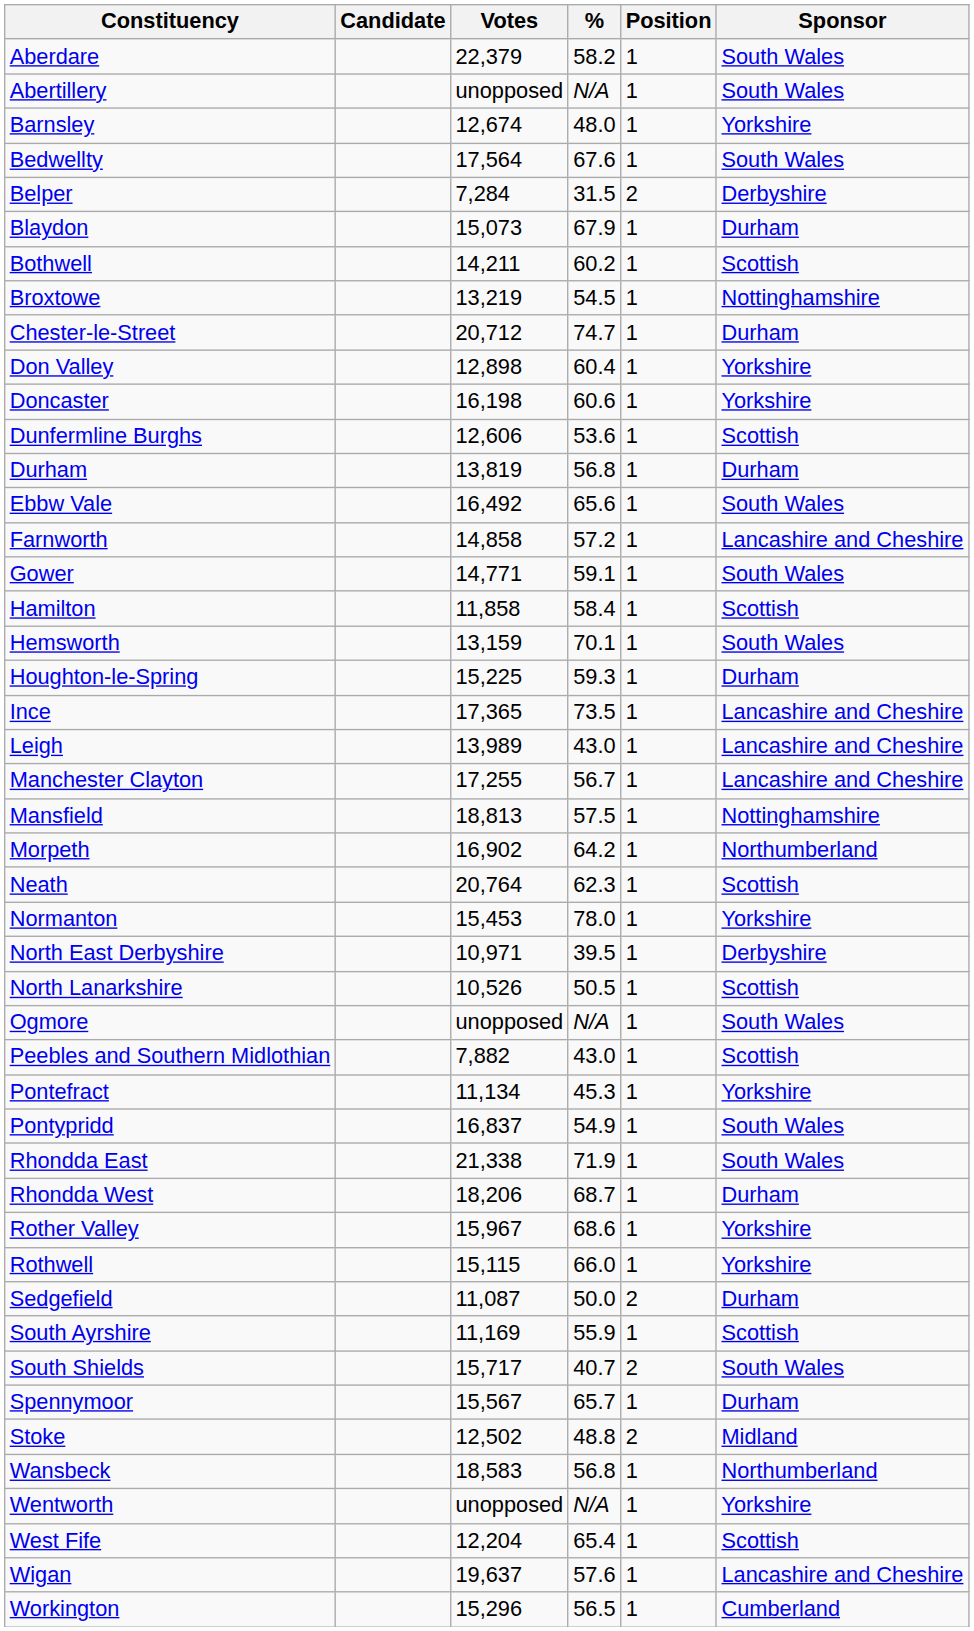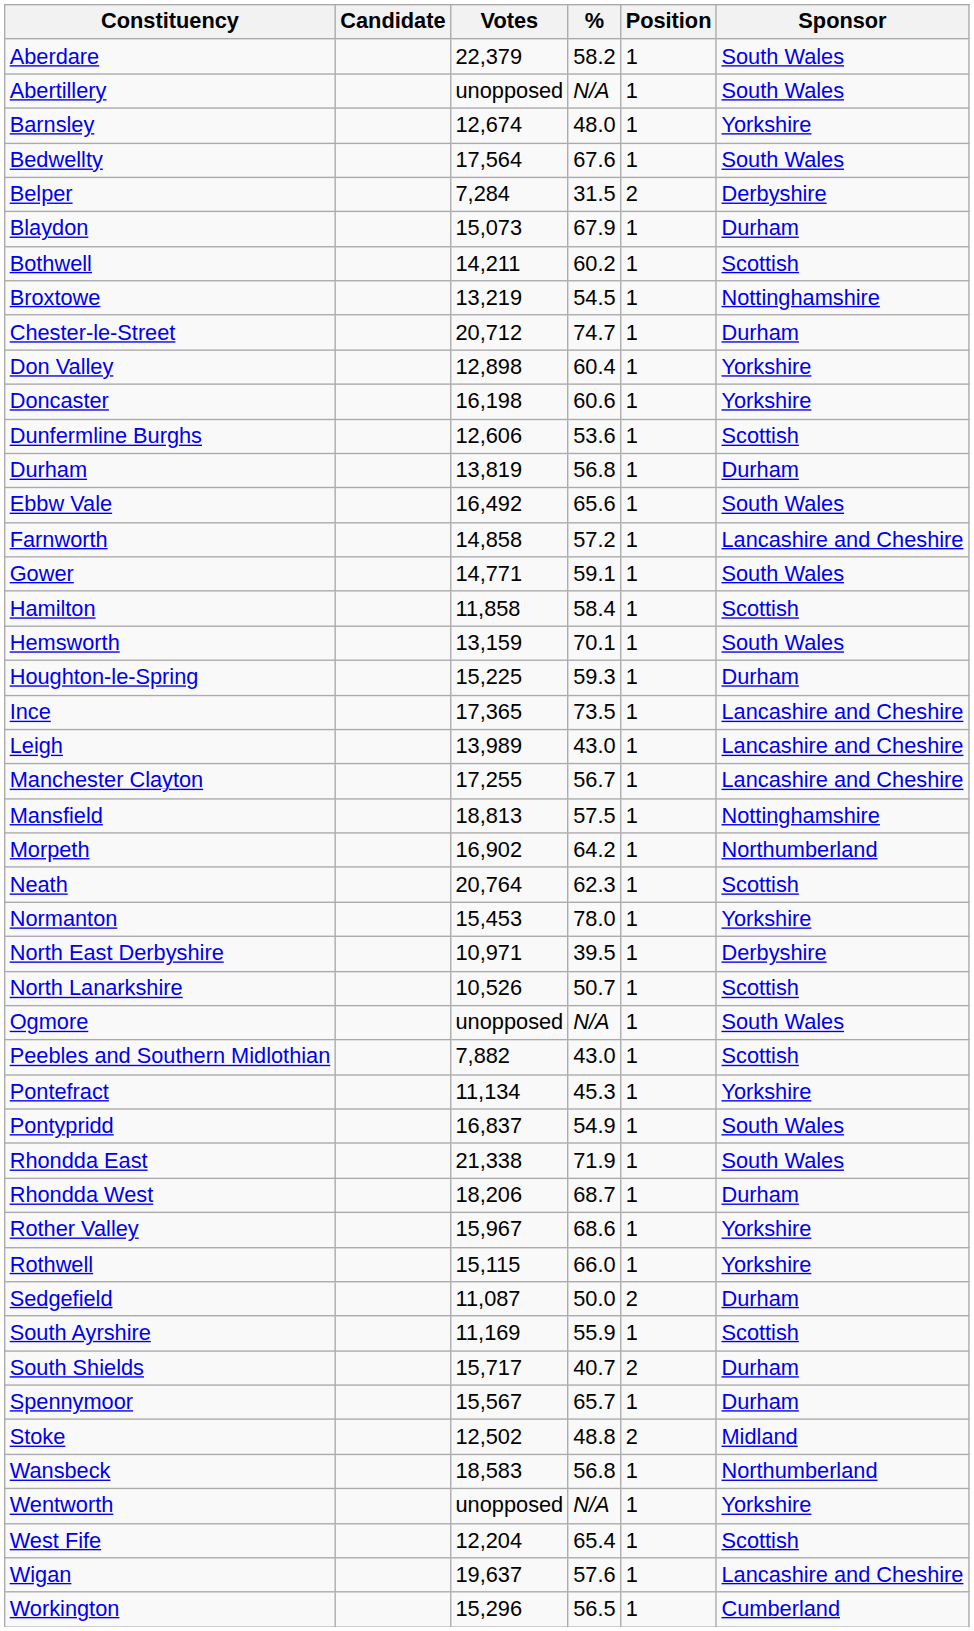(594, 988) 50.5 -> (594, 988) 50.7
(783, 1367) South Wales -> (760, 1367) Durham
